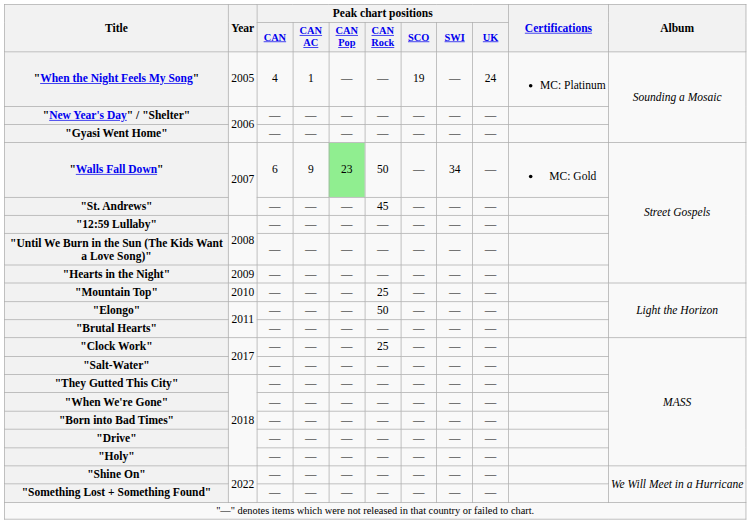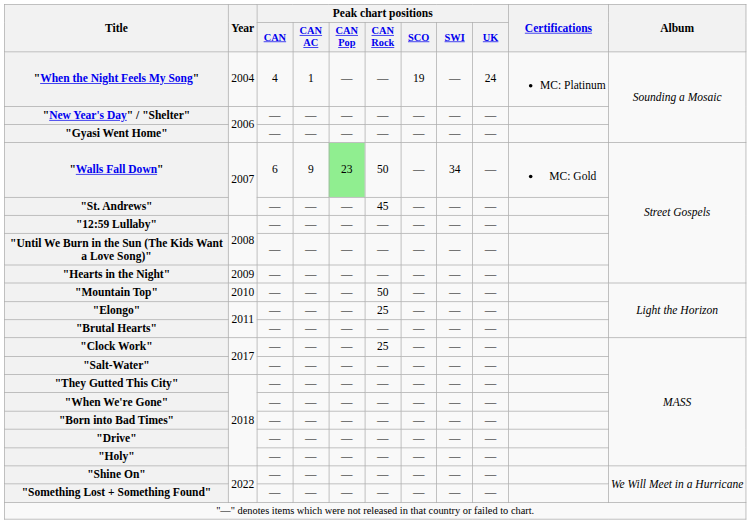(243, 79) 2005 -> (243, 79) 2004
(383, 292) 25 -> (383, 292) 50
(383, 310) 50 -> (383, 310) 25
